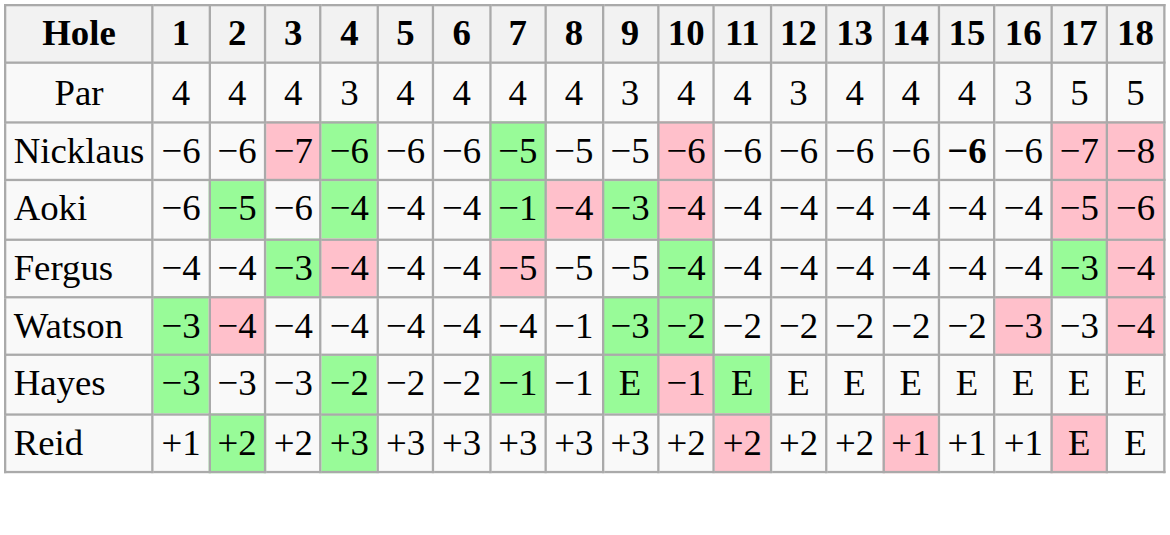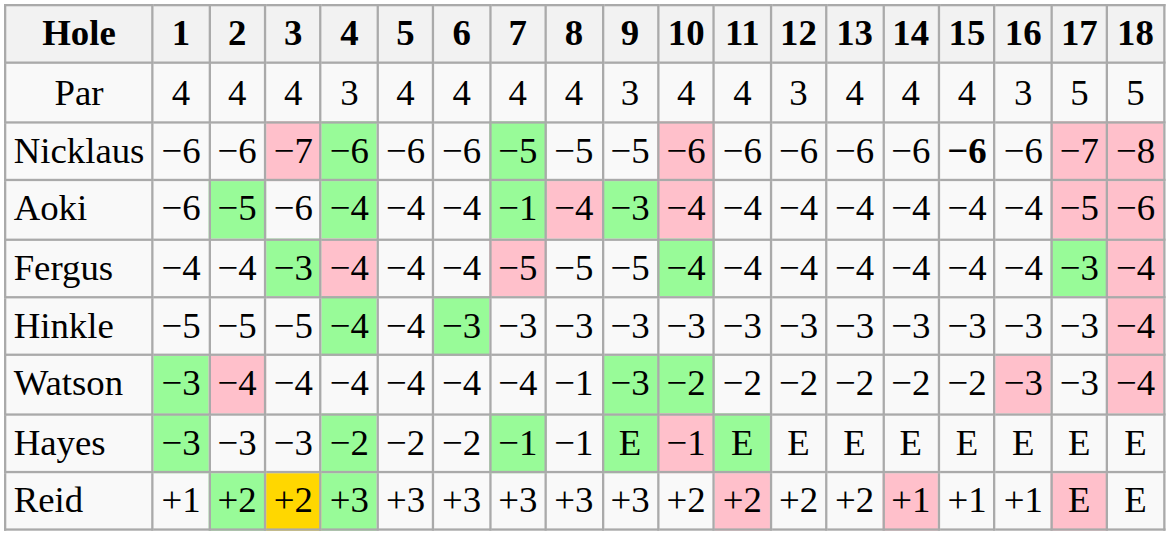+ row: (64, 325)
(293, 442) no background -> (293, 500) gold background
